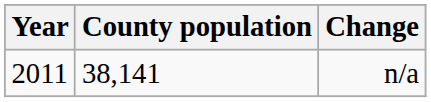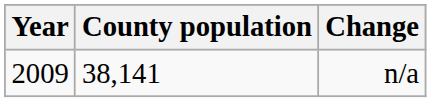(40, 72) 2011 -> (40, 72) 2009
